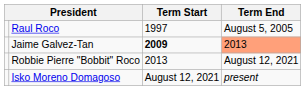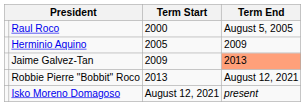(156, 28) 1997 -> (156, 28) 2000
+ row: (49, 45)
(156, 45) bold -> (156, 61) normal
